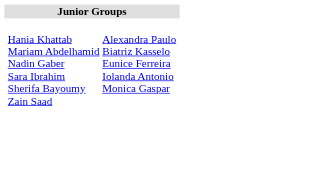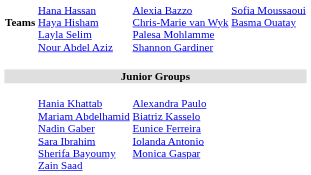+ row: (75, 28)
